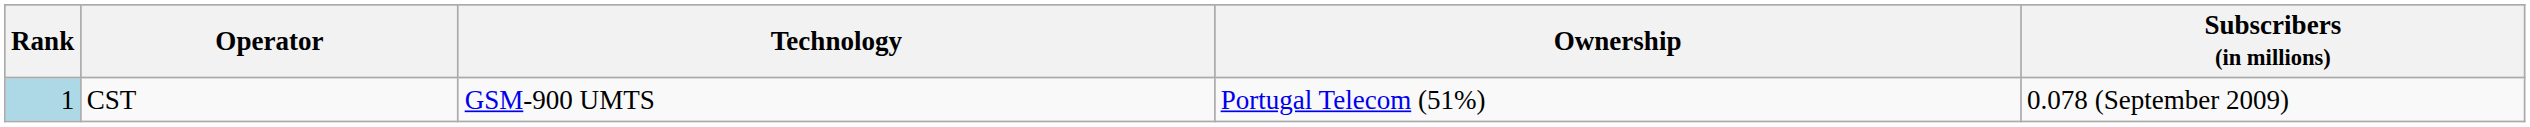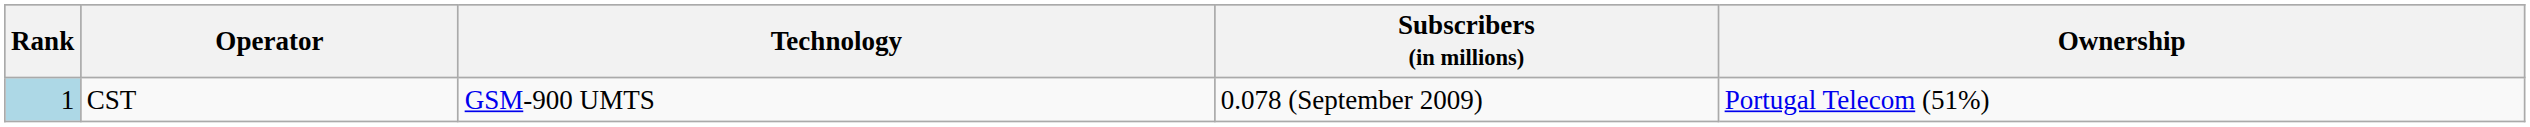columns swapped: (2273, 41) <-> (1618, 41)
